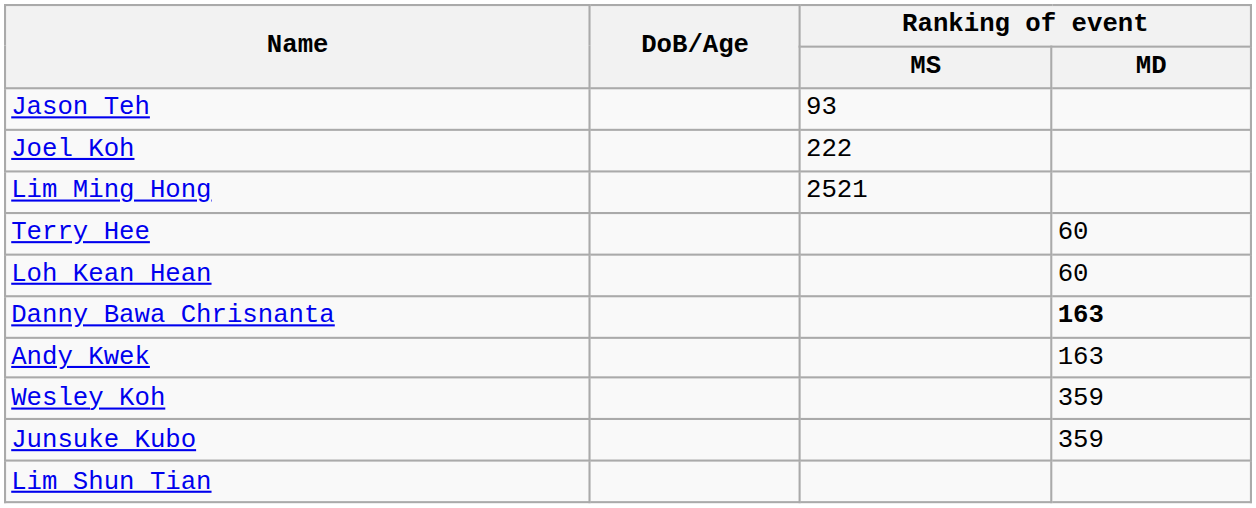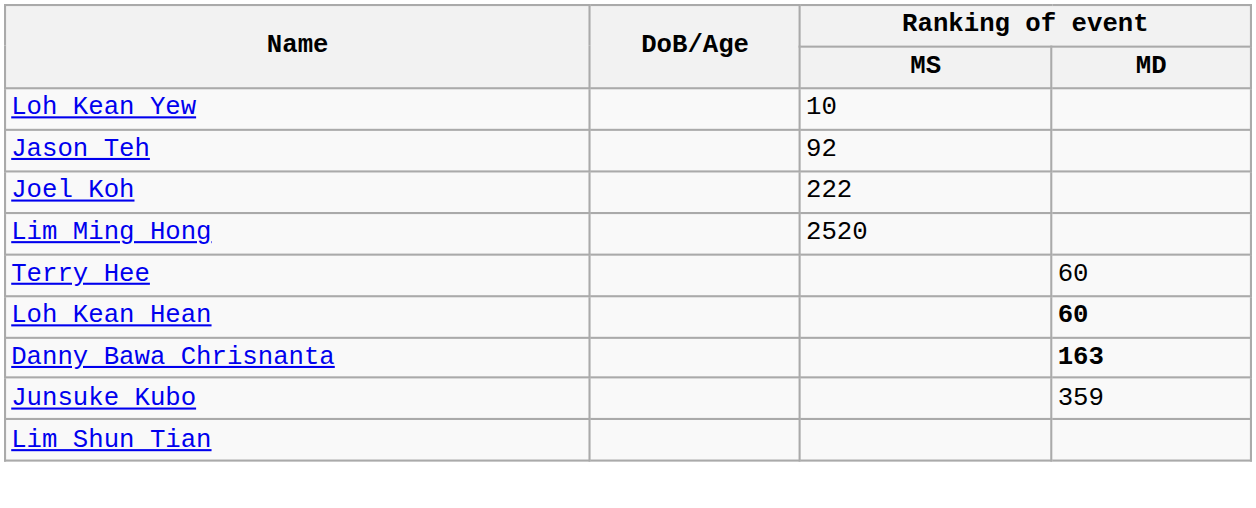+ row: (104, 109)
(821, 109) 93 -> (821, 151) 92
(837, 192) 2521 -> (837, 233) 2520
(1073, 275) normal -> (1073, 316) bold
- row: (81, 358)
- row: (88, 399)
